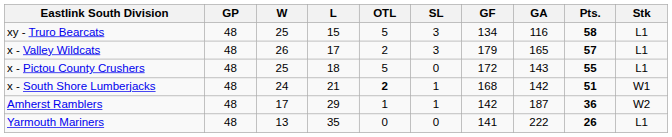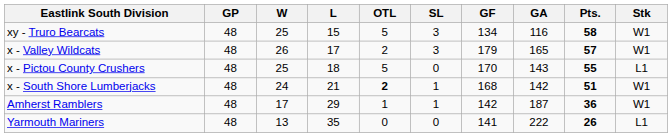(642, 31) L1 -> (642, 31) W1
(642, 50) L1 -> (642, 50) W1
(487, 68) 172 -> (487, 68) 170
(642, 104) W2 -> (642, 104) W1
